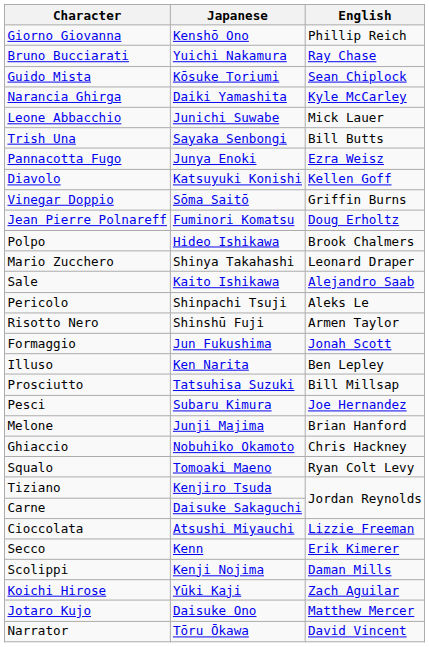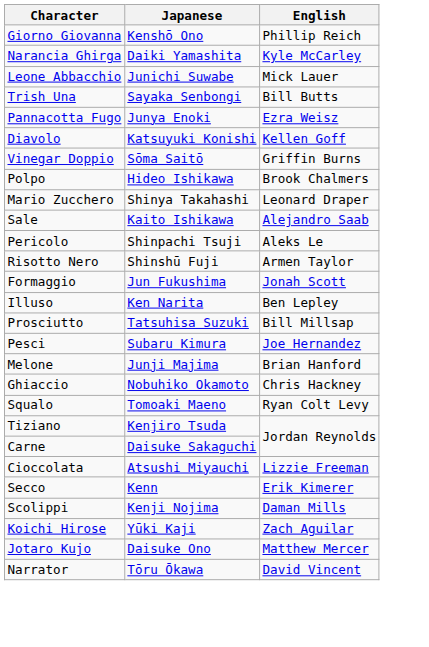- row: (68, 56)
- row: (49, 76)
- row: (87, 220)
